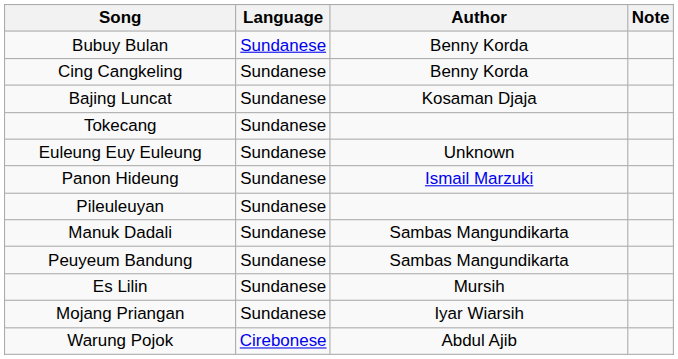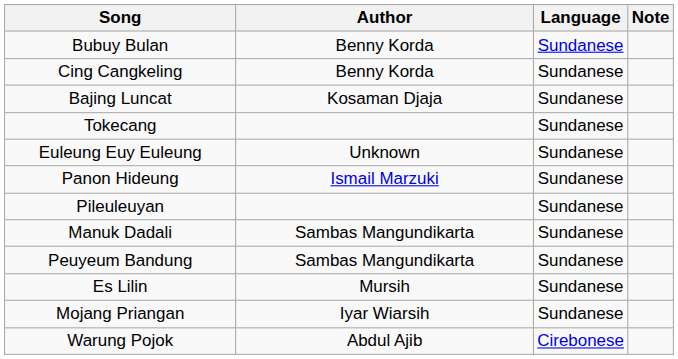columns swapped: (283, 17) <-> (479, 17)
